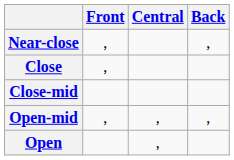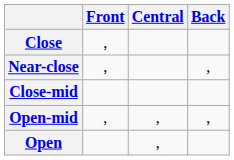rows swapped: (43, 67) <-> (43, 42)
